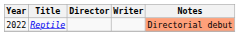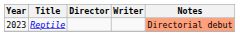(16, 25) 2022 -> (16, 25) 2023
